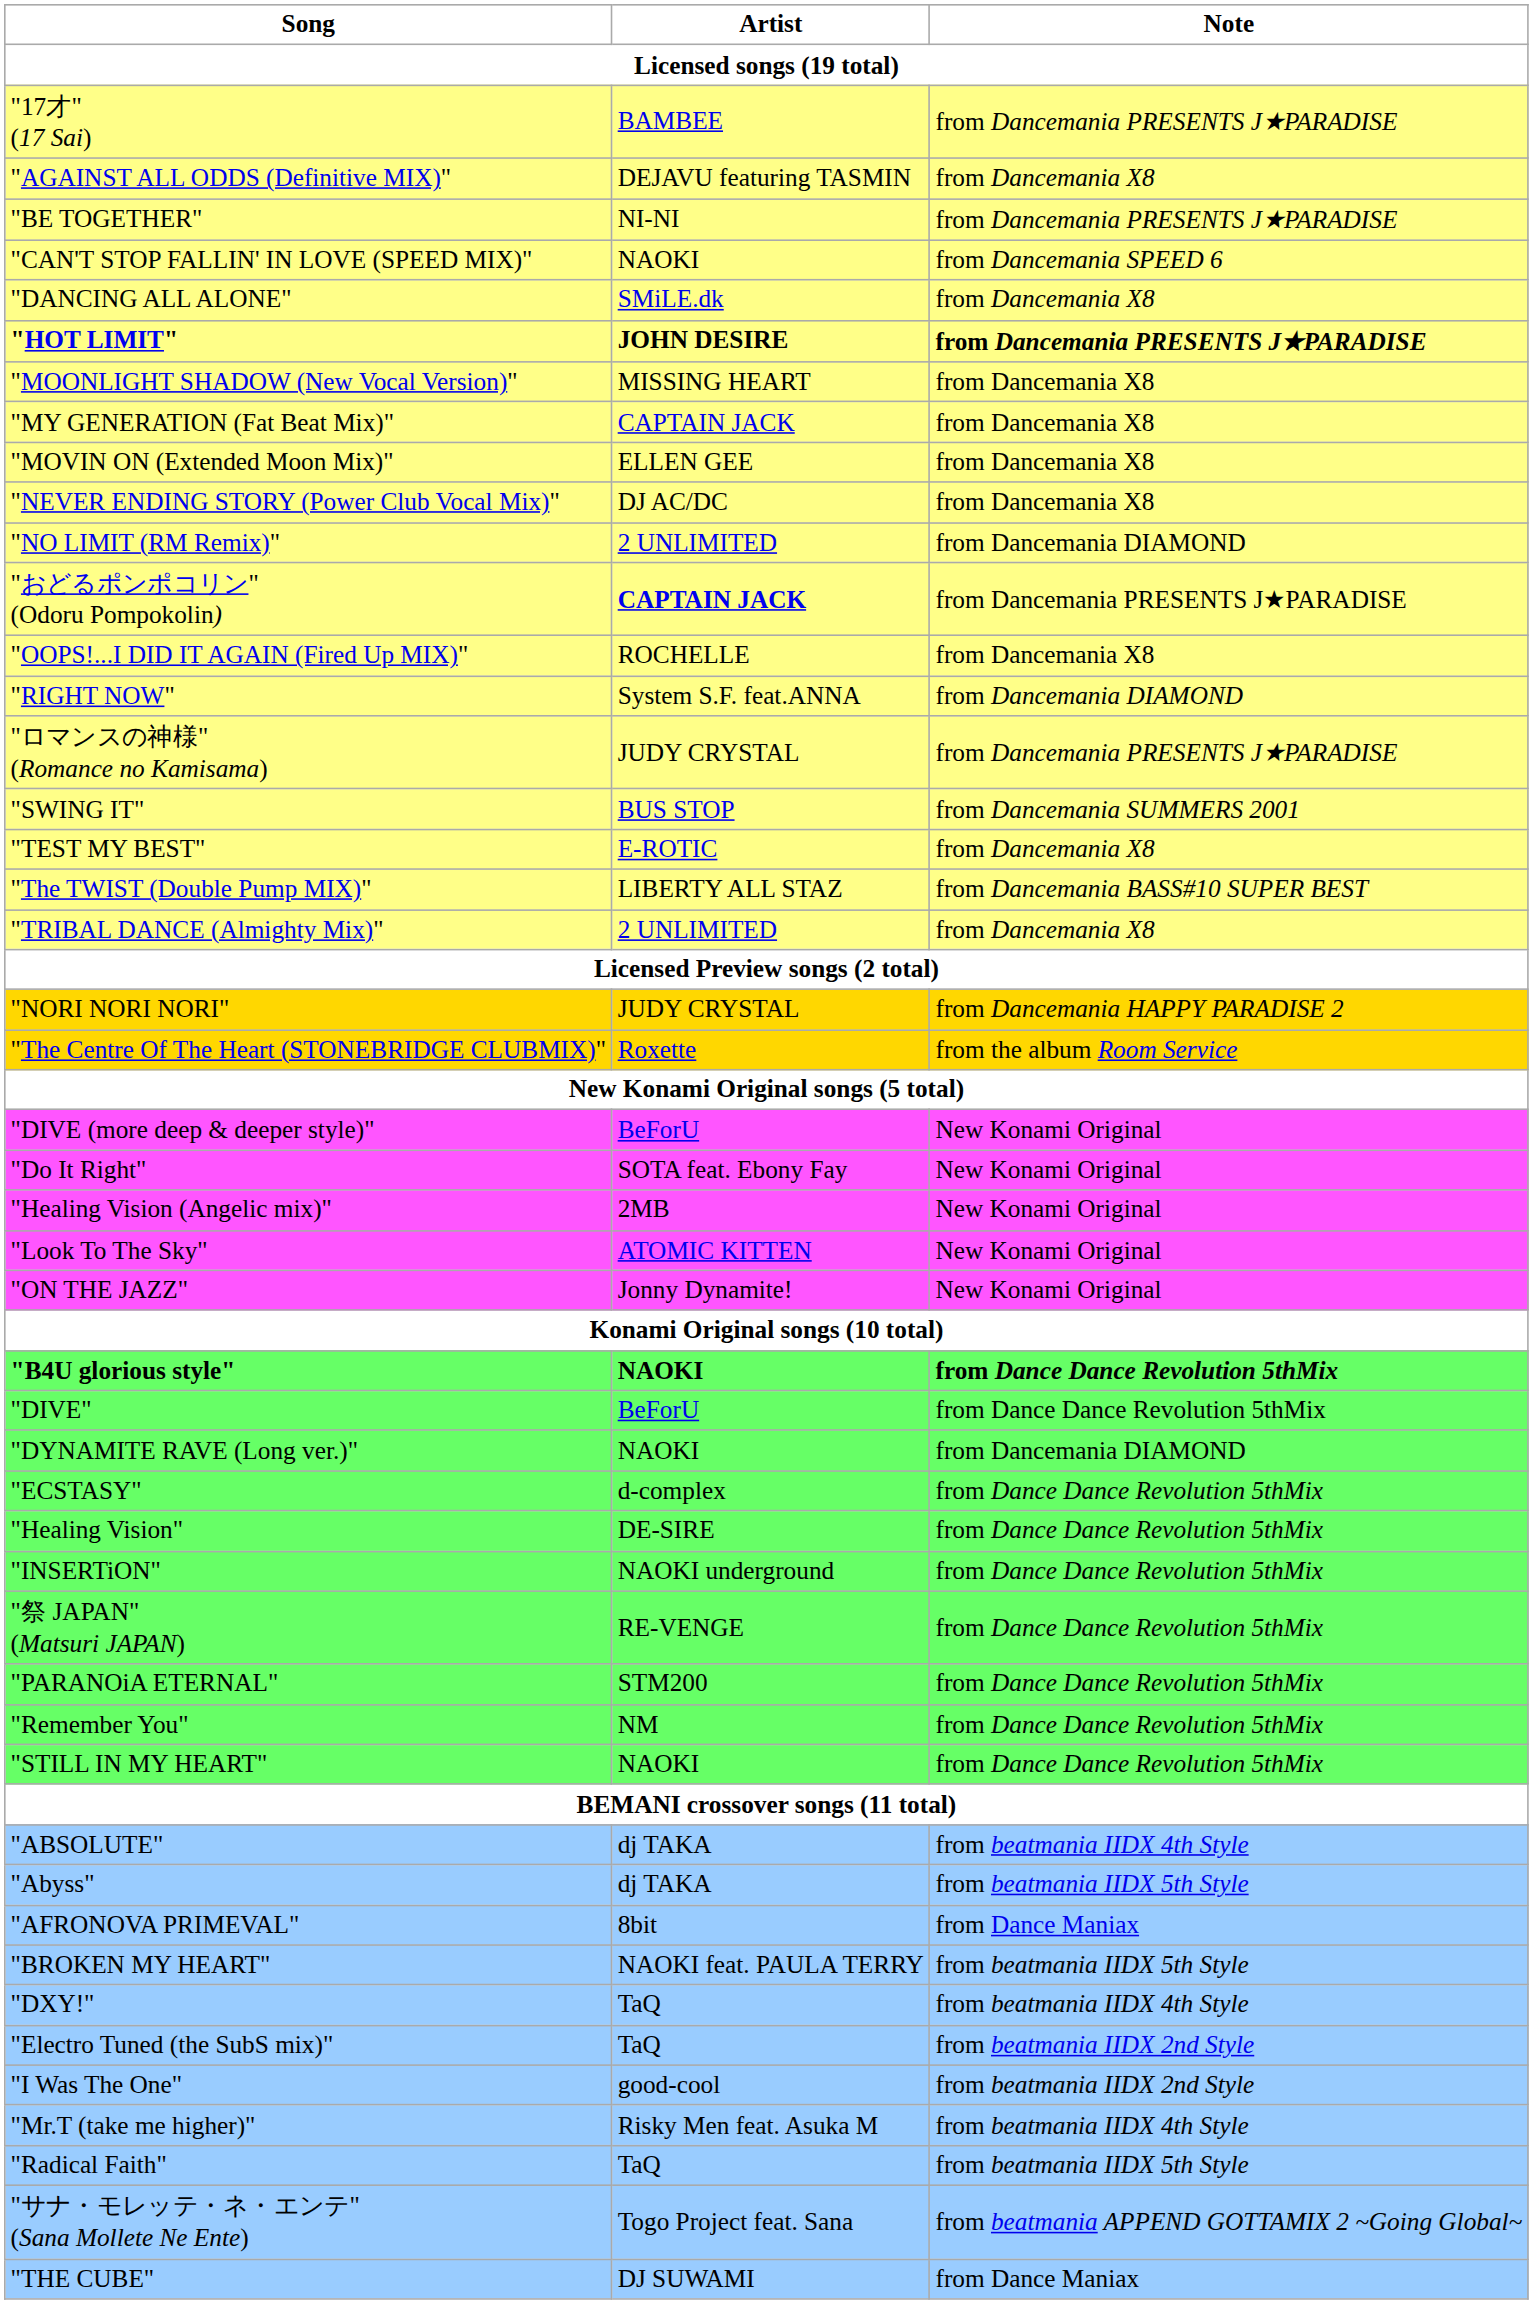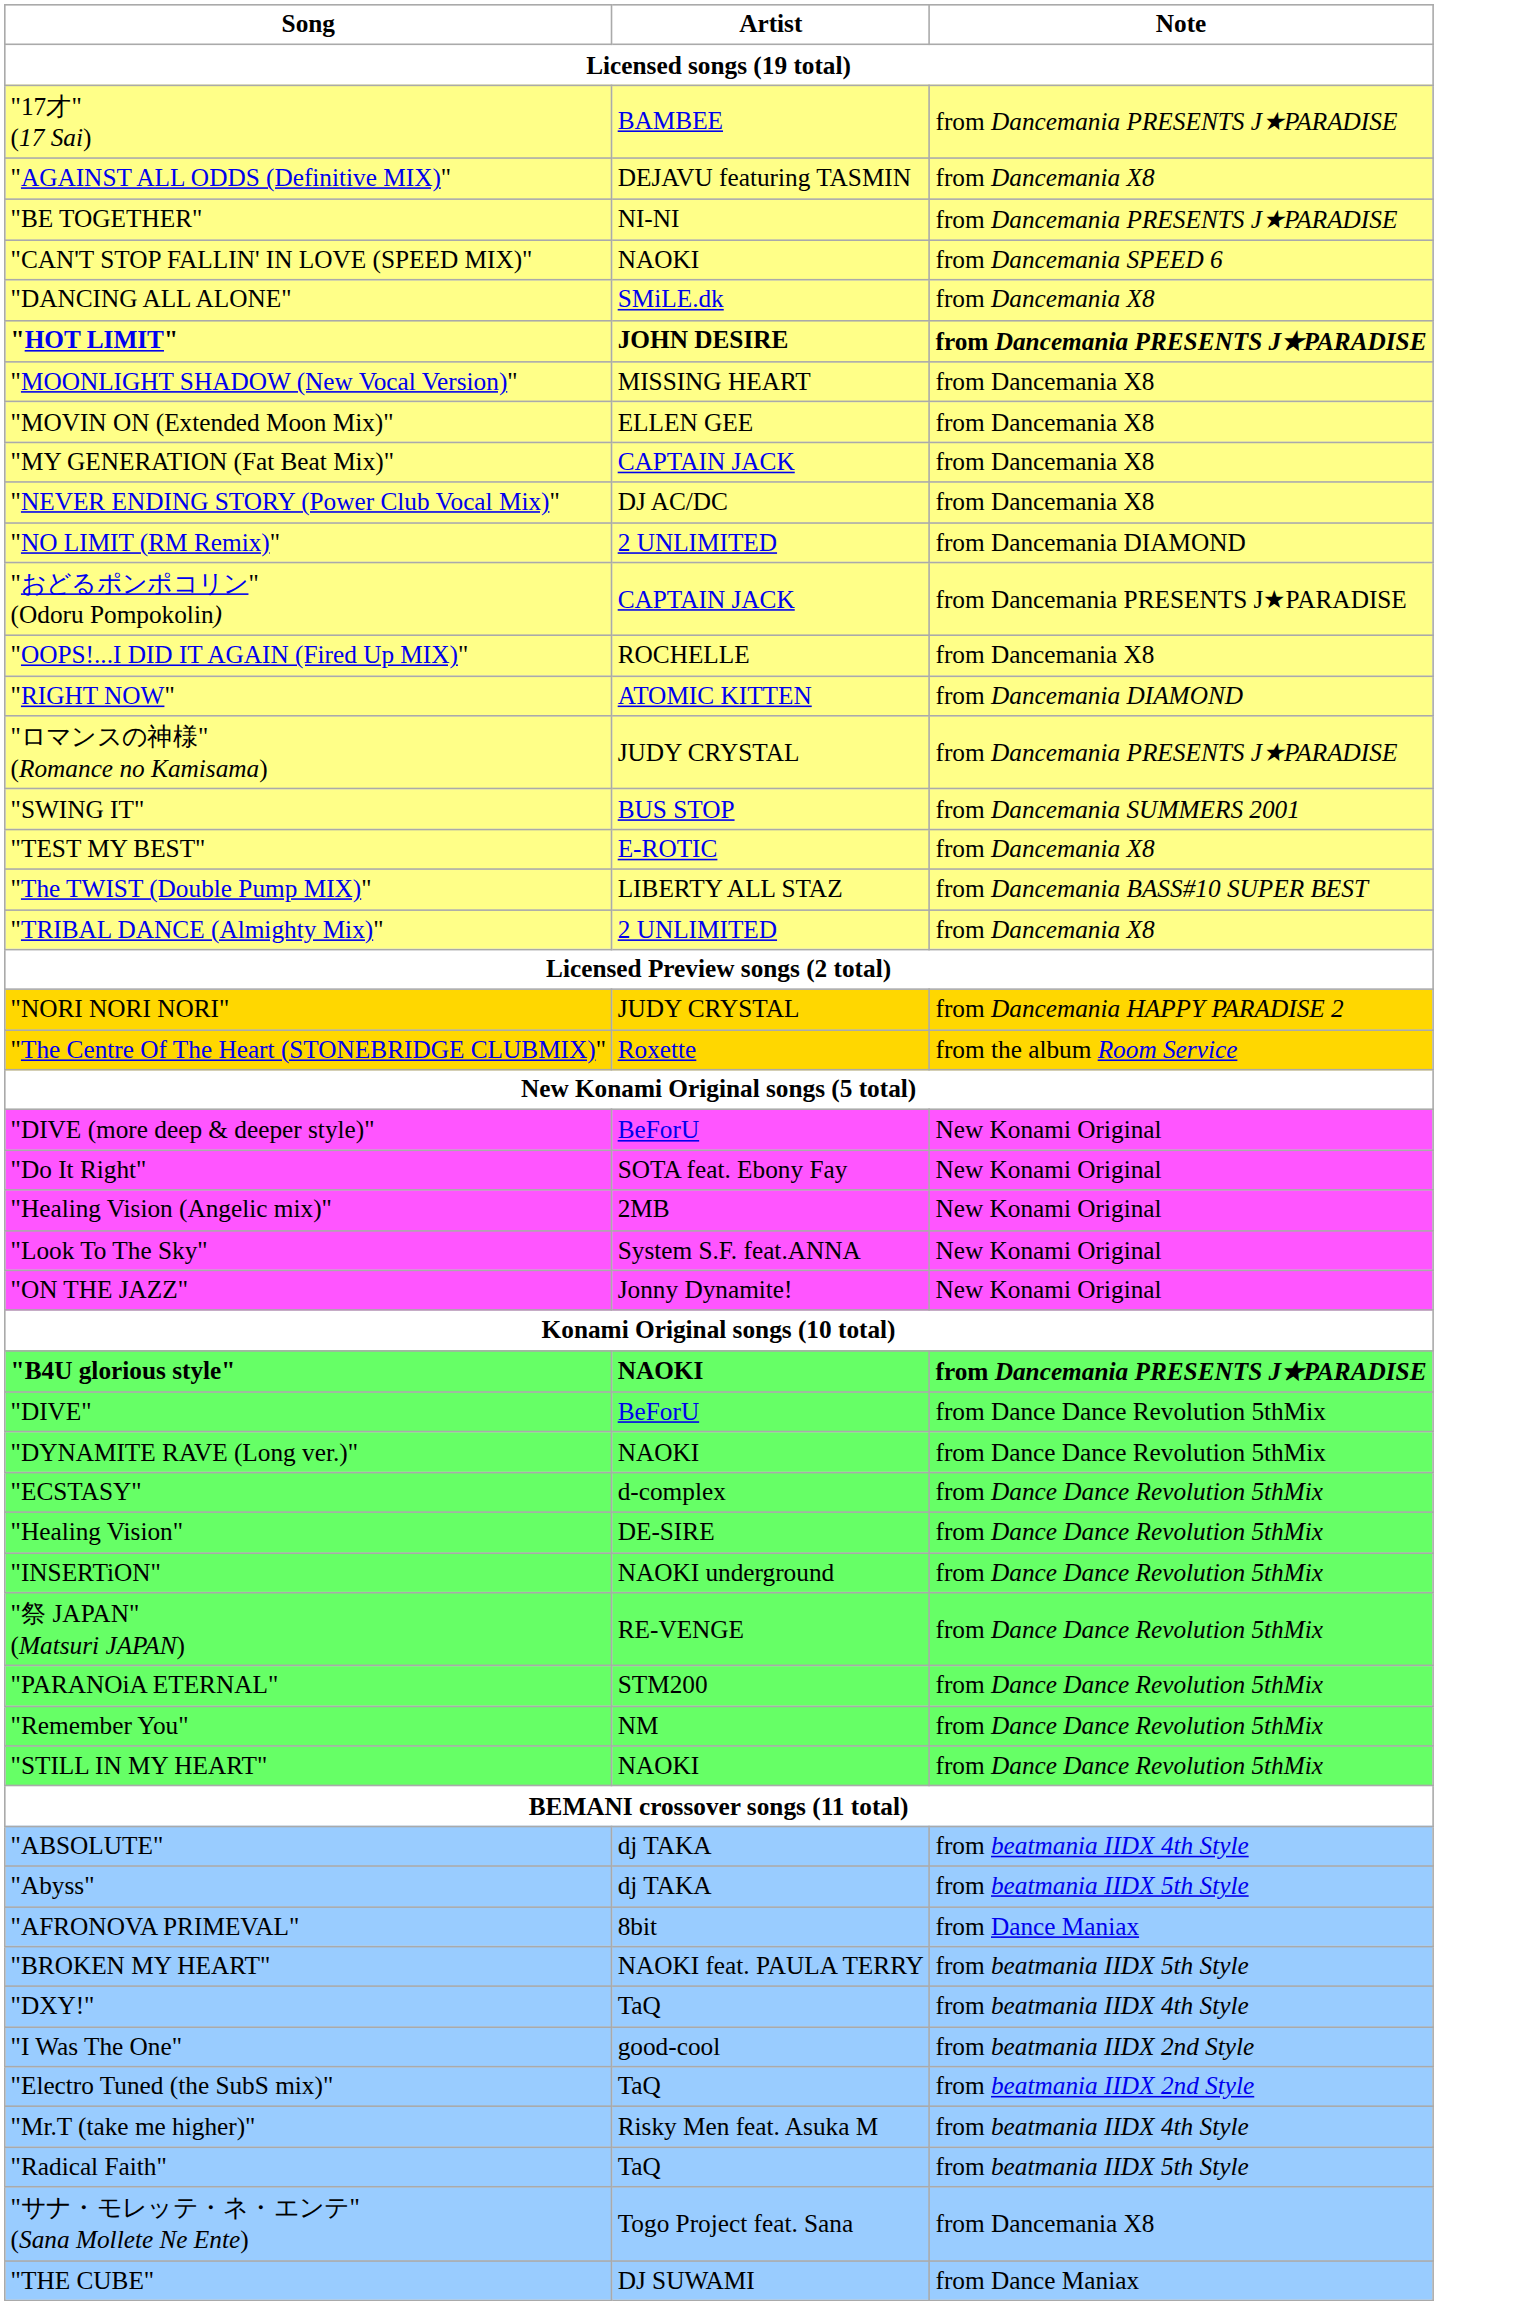rows swapped: (202, 461) <-> (202, 421)
(712, 598) bold -> (706, 598) normal
(739, 695) System S.F. feat.ANNA -> (715, 695) ATOMIC KITTEN
(715, 1249) ATOMIC KITTEN -> (739, 1249) System S.F. feat.ANNA
(1137, 1370) from Dance Dance Revolution 5thMix -> (1181, 1371) from Dancemania PRESENTS J★PARADISE
(1091, 1450) from Dancemania DIAMOND -> (1131, 1451) from Dance Dance Revolution 5thMix
rows swapped: (172, 2044) <-> (96, 2084)
(1229, 2221) from beatmania APPEND GOTTAMIX 2 ~Going Global~ -> (1045, 2223) from Dancemania X8
